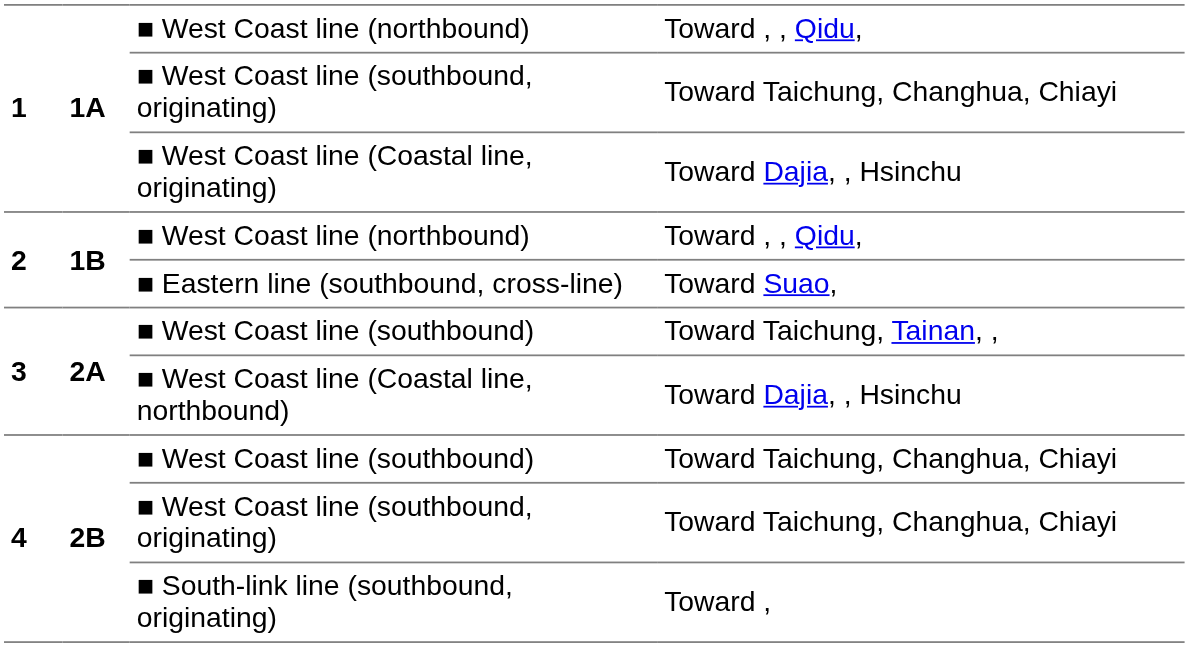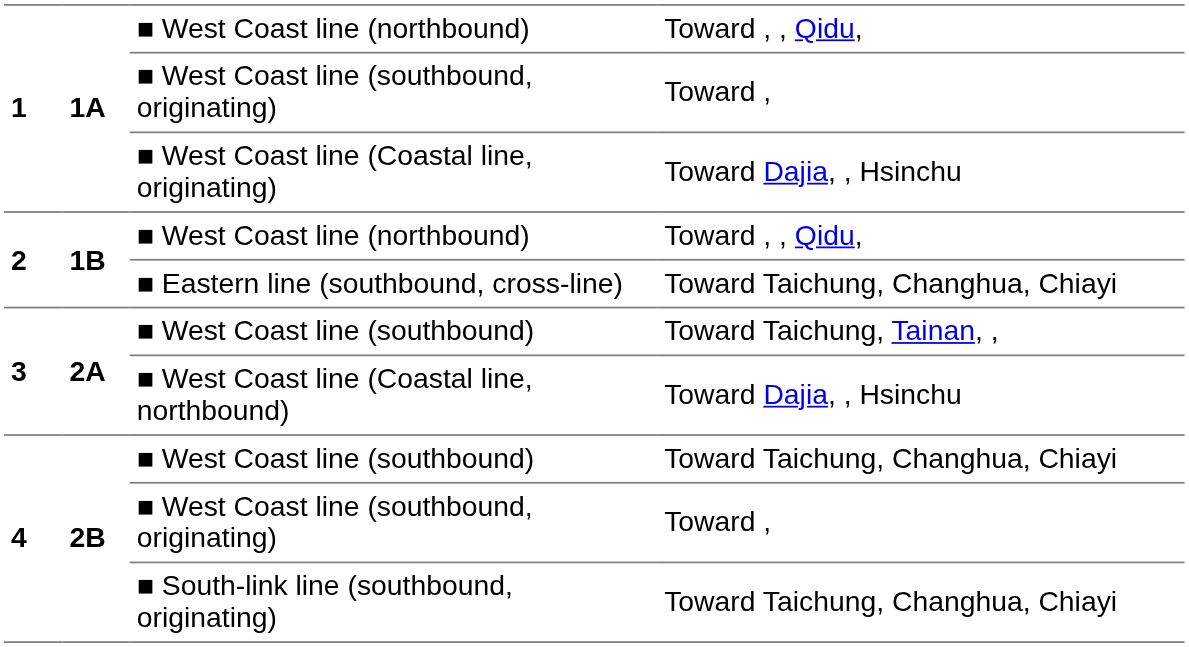(891, 92) Toward Taichung, Changhua, Chiayi -> (718, 92) Toward ,
(751, 283) Toward Suao, -> (891, 283) Toward Taichung, Changhua, Chiayi
(891, 522) Toward Taichung, Changhua, Chiayi -> (718, 522) Toward ,
(718, 601) Toward , -> (891, 601) Toward Taichung, Changhua, Chiayi
